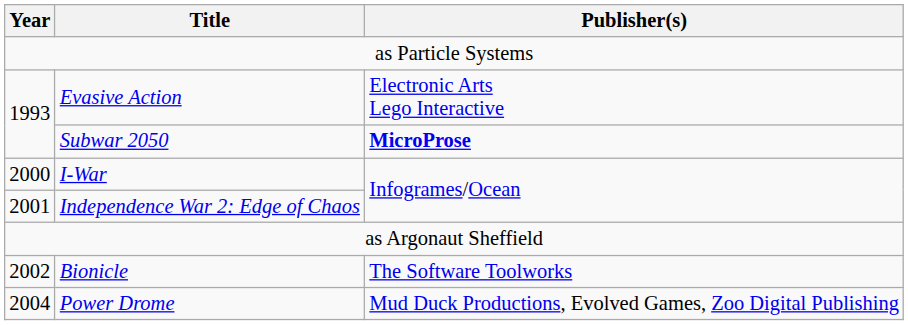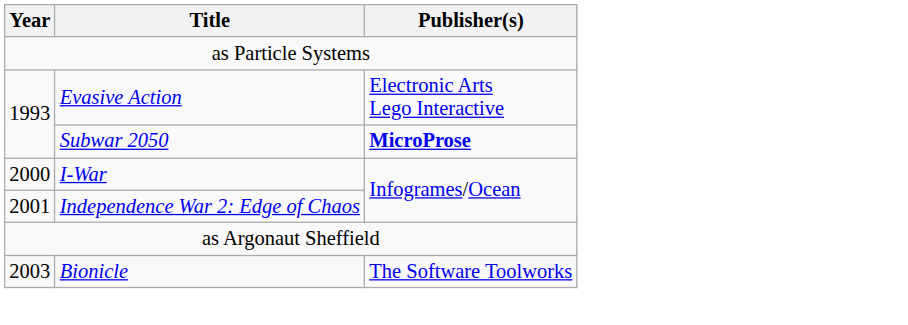(30, 271) 2002 -> (30, 271) 2003
- row: (117, 303)
